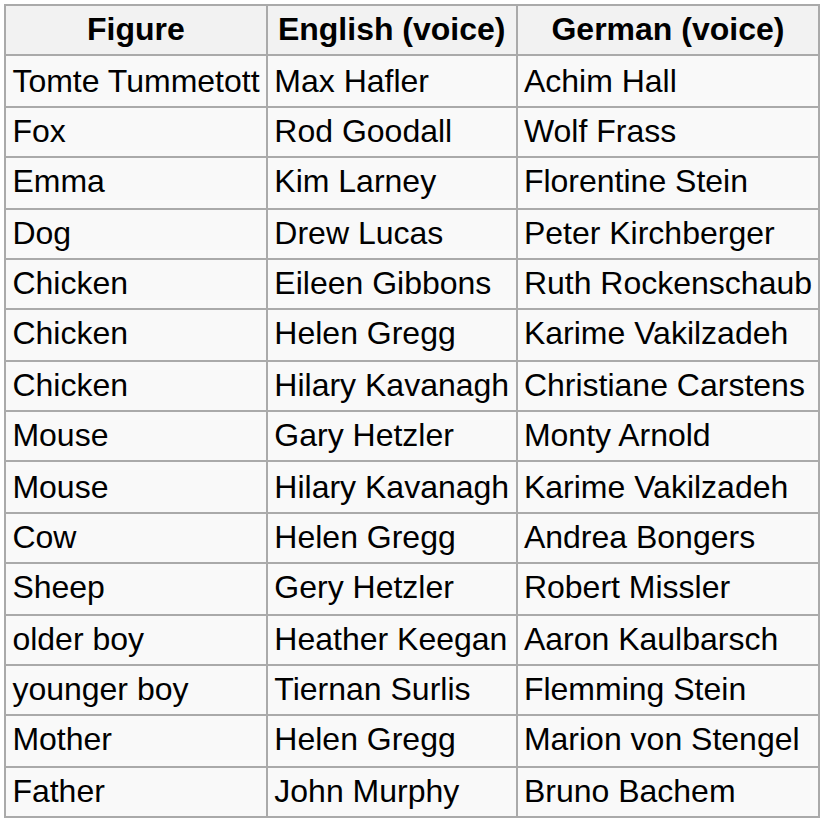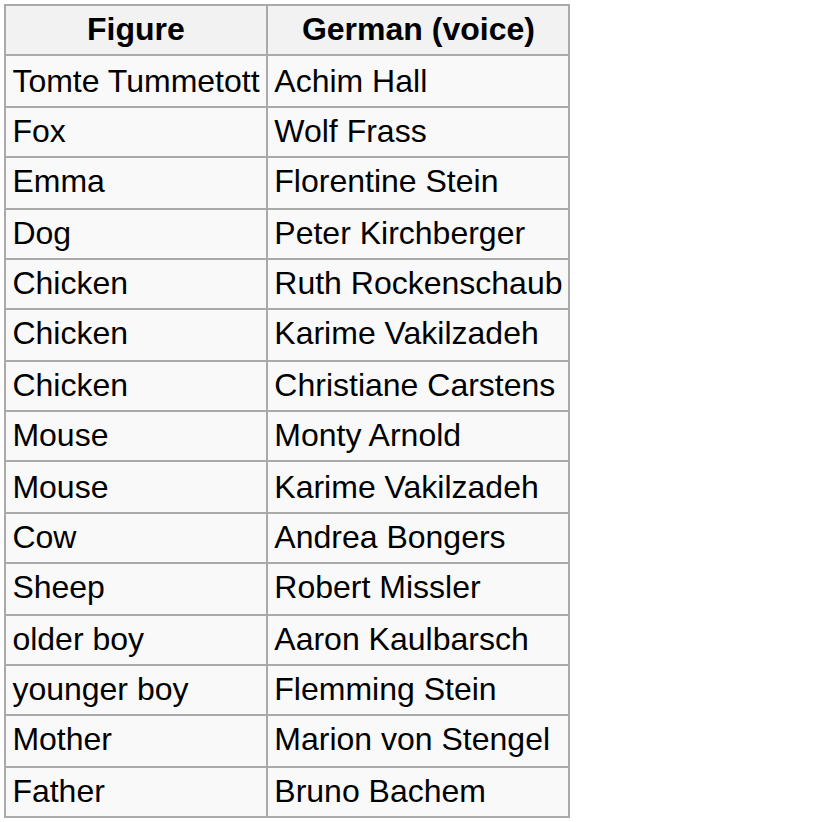- column: (392, 29)
